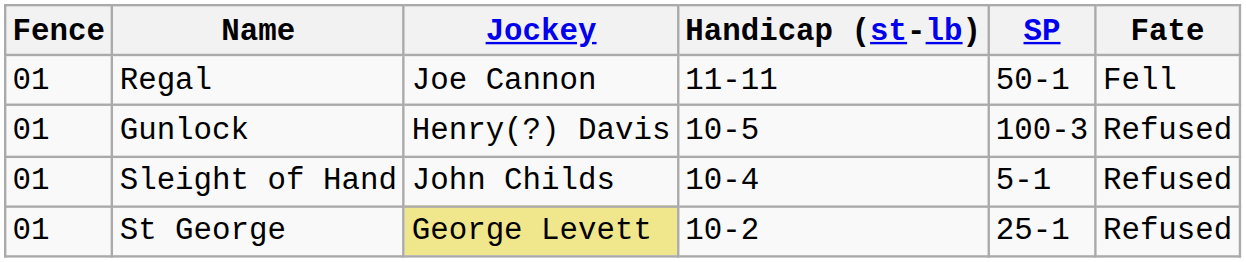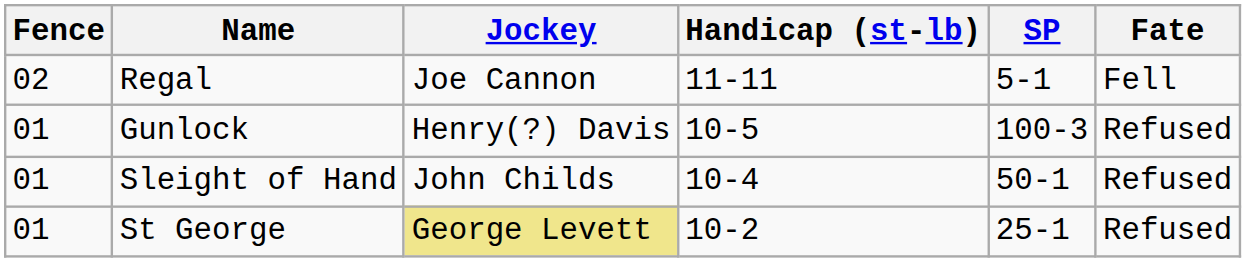(31, 81) 01 -> (31, 81) 02
(1033, 81) 50-1 -> (1024, 81) 5-1
(1024, 181) 5-1 -> (1033, 181) 50-1
